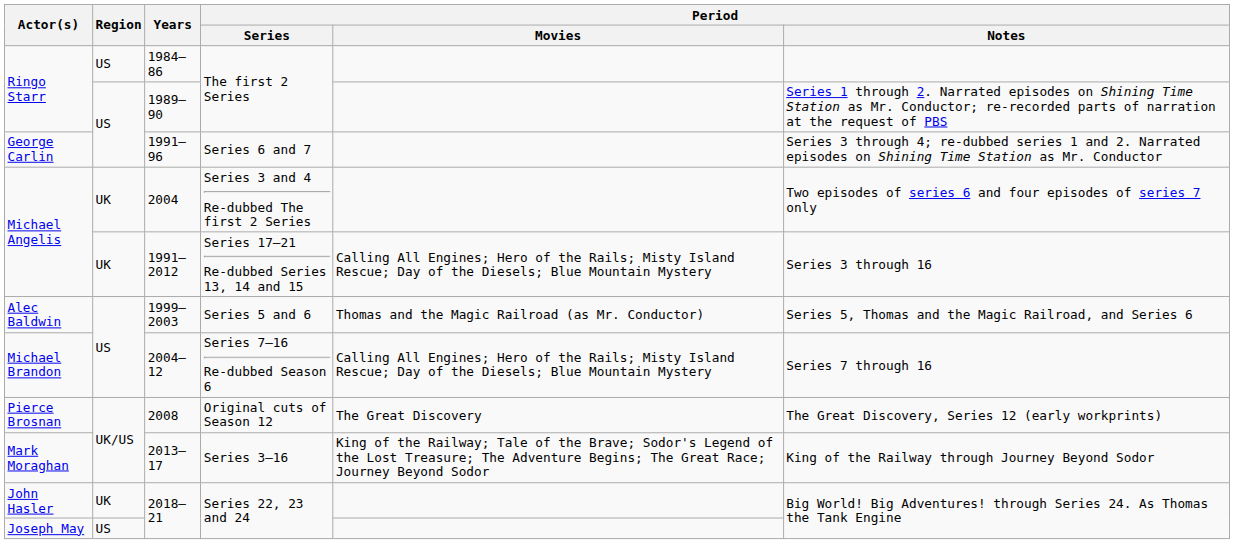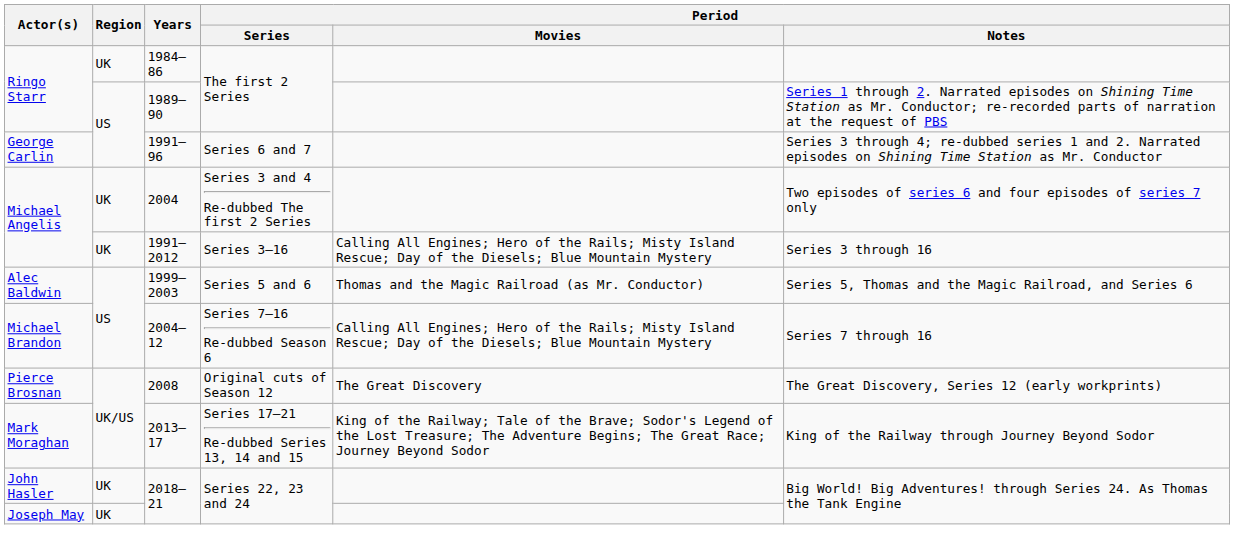(103, 64) US -> (103, 64) UK
(267, 264) Series 17–21 Re-dubbed Series 13, 14 and 15 -> (246, 250) Series 3–16
(246, 458) Series 3–16 -> (267, 436) Series 17–21 Re-dubbed Series 13, 14 and 15
(103, 529) US -> (103, 514) UK
